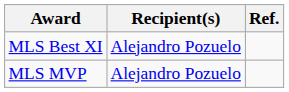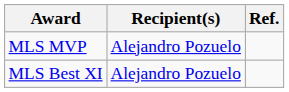rows swapped: (48, 73) <-> (56, 45)
